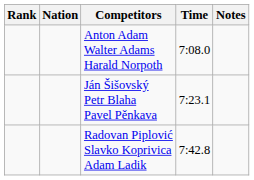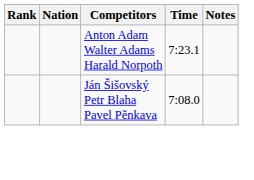(194, 50) 7:08.0 -> (184, 50) 7:23.1
(194, 100) 7:23.1 -> (184, 100) 7:08.0
- row: (128, 150)
